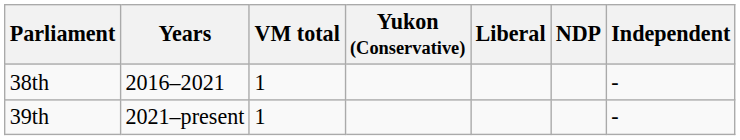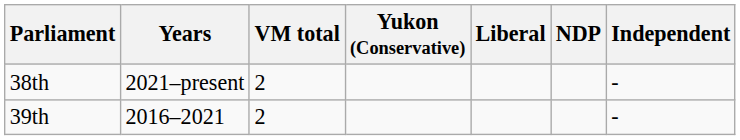(175, 81) 2016–2021 -> (185, 81) 2021–present
(260, 81) 1 -> (260, 81) 2
(185, 116) 2021–present -> (175, 116) 2016–2021
(260, 116) 1 -> (260, 116) 2
